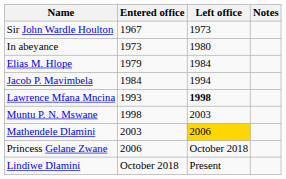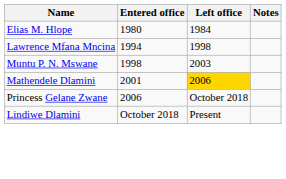- row: (60, 30)
- row: (33, 47)
(131, 64) 1979 -> (131, 30) 1980
- row: (50, 81)
(131, 98) 1993 -> (131, 47) 1994
(200, 98) bold -> (200, 47) normal
(131, 132) 2003 -> (131, 81) 2001
